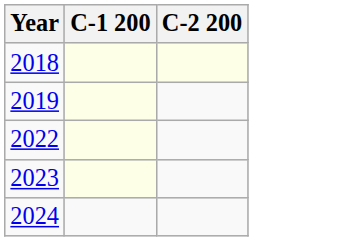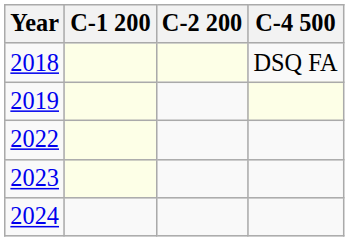+ column: (295, 23)
